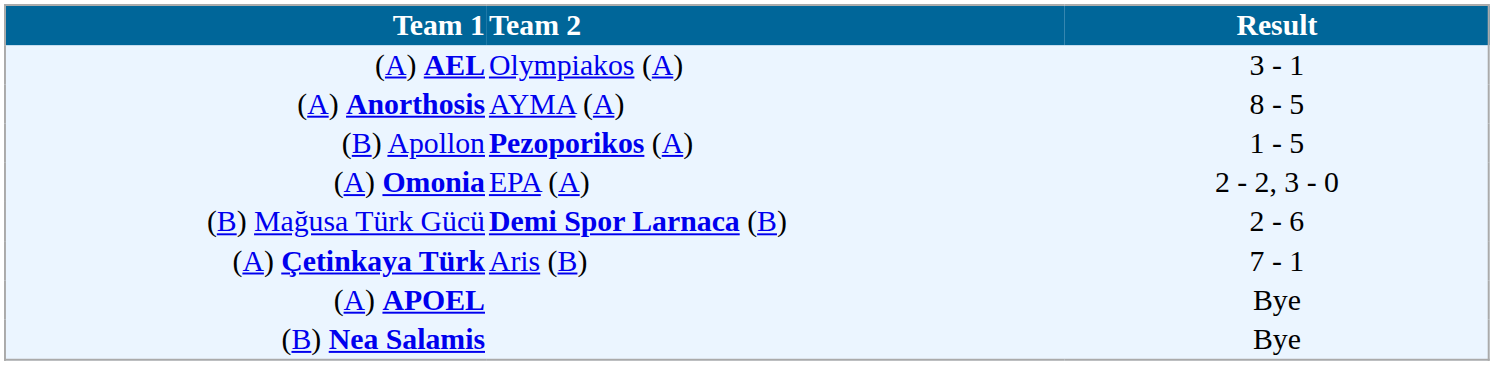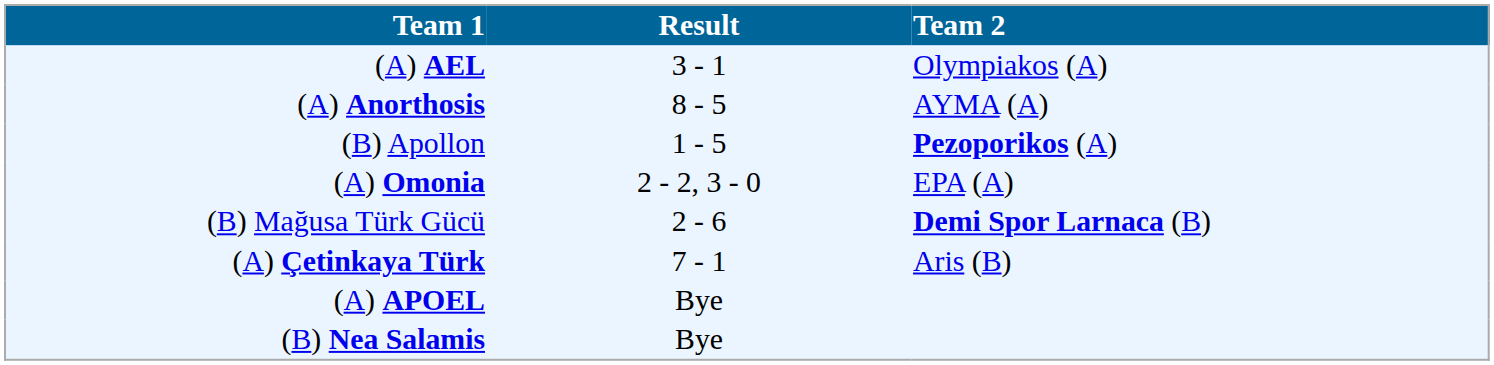columns swapped: (1277, 25) <-> (535, 25)
